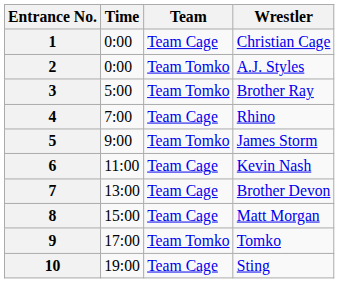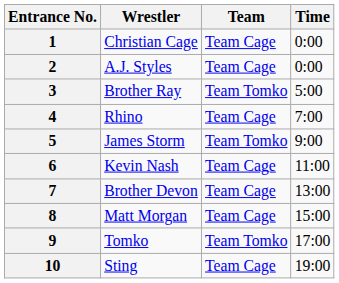columns swapped: (284, 16) <-> (122, 16)
(188, 66) Team Tomko -> (240, 66) Team Cage
